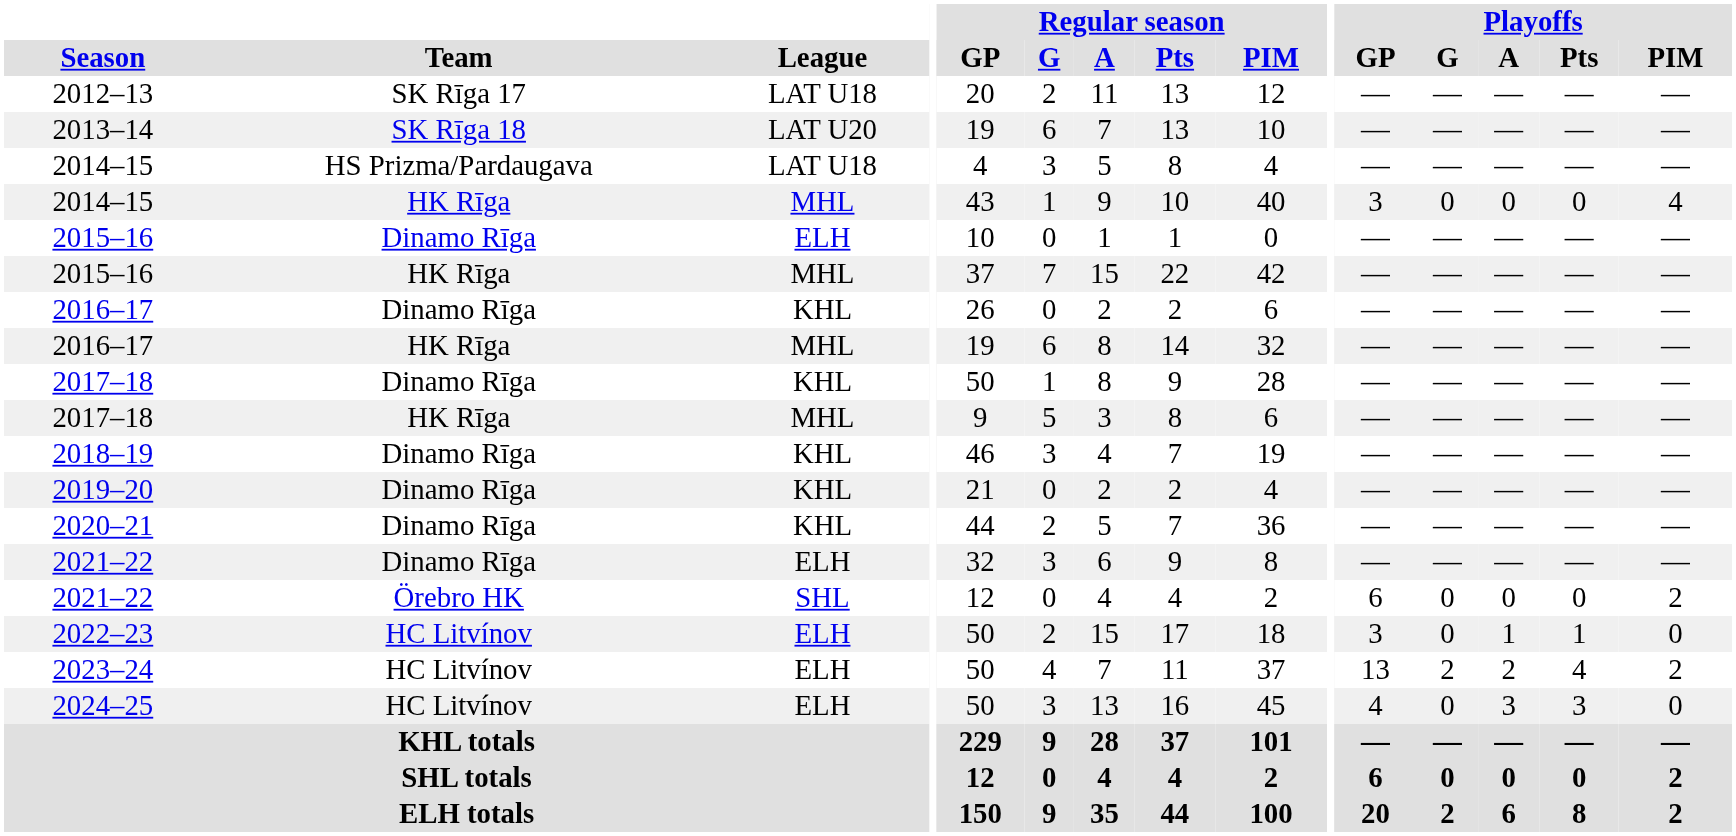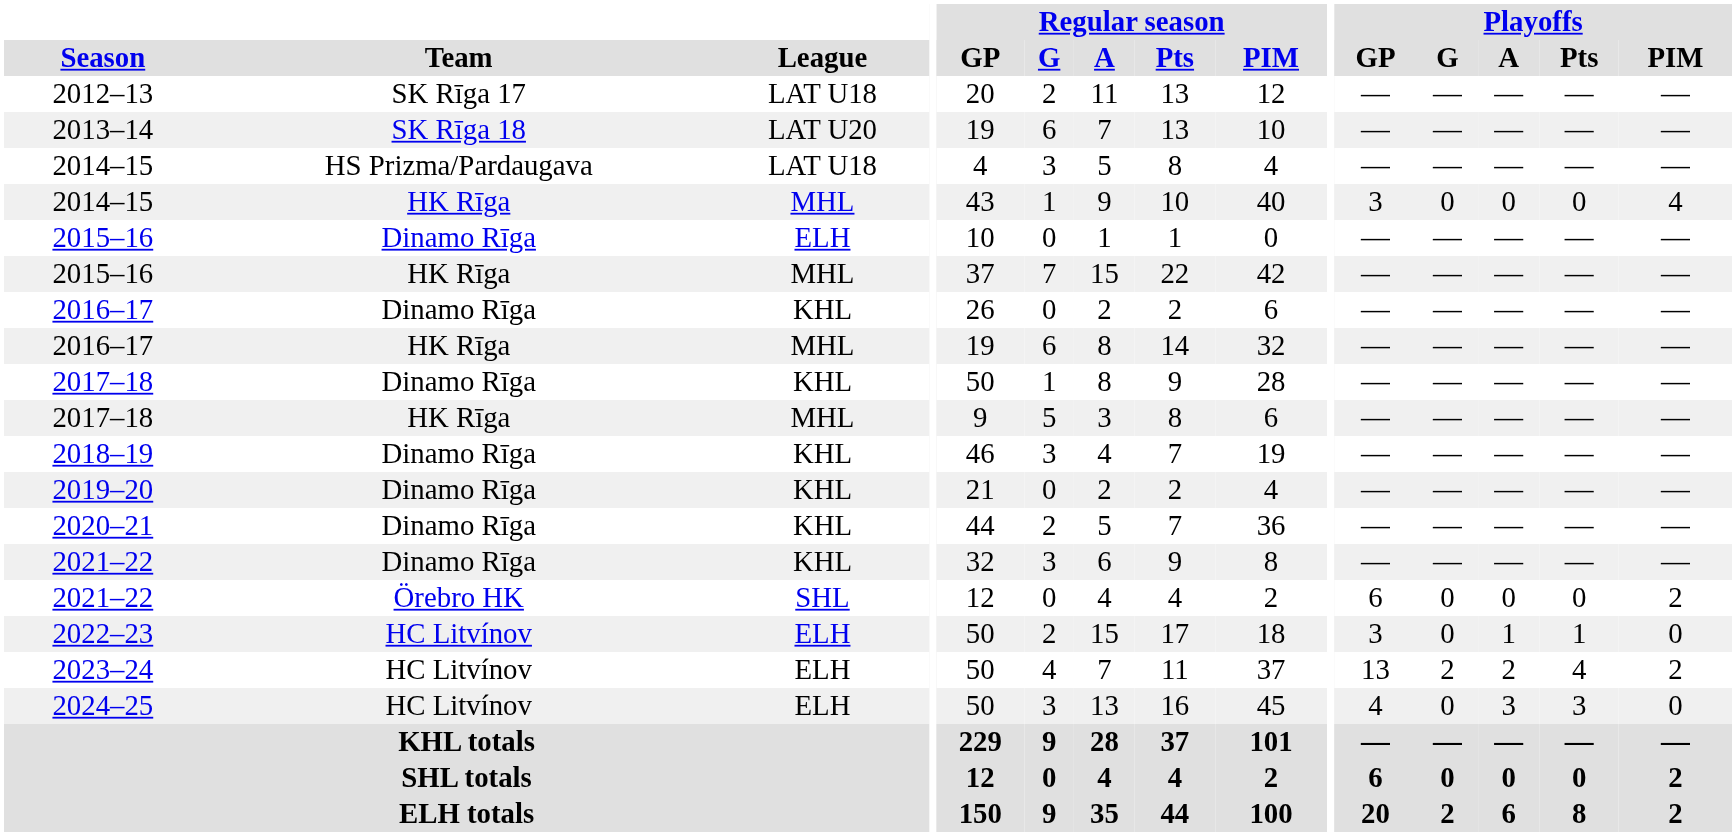(822, 561) ELH -> (822, 561) KHL
